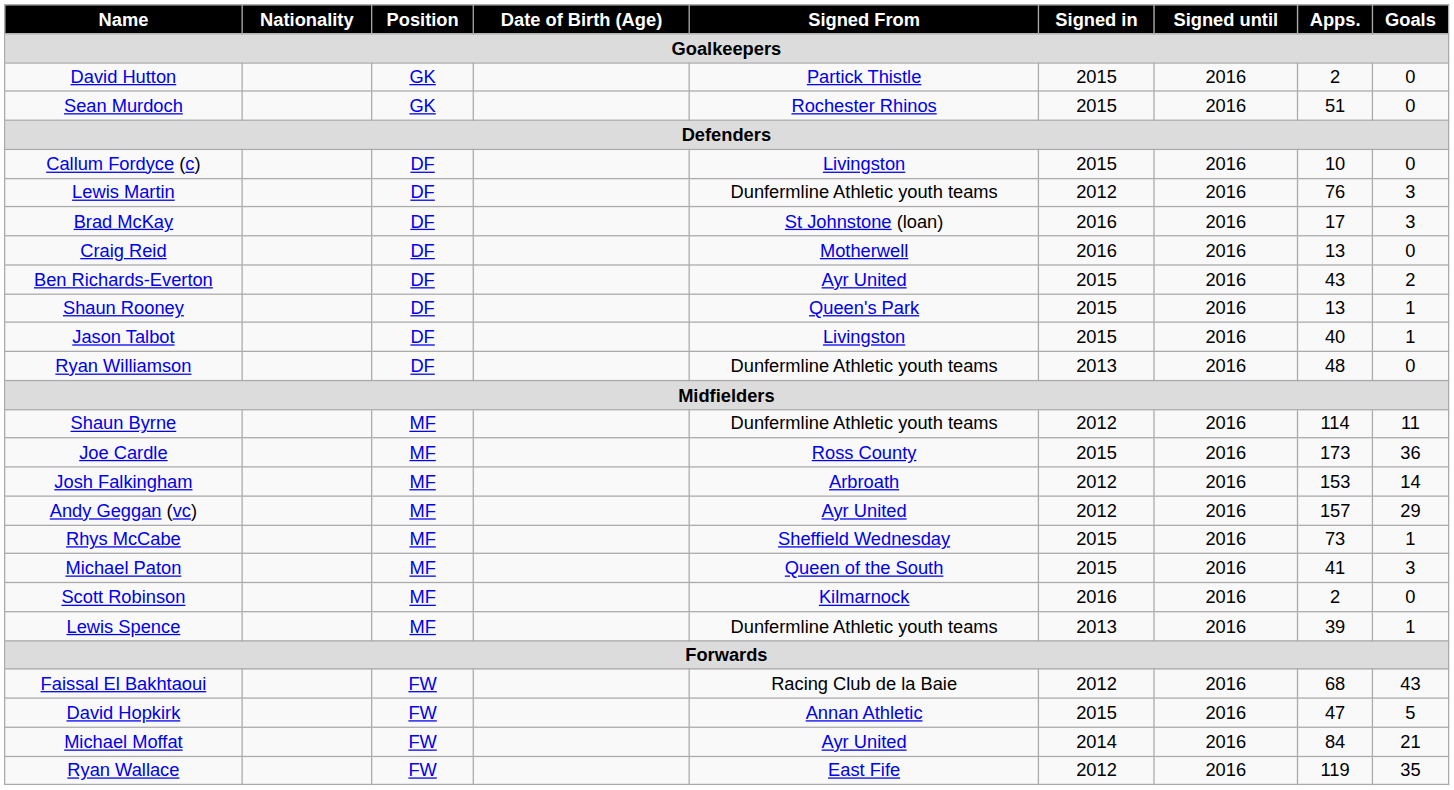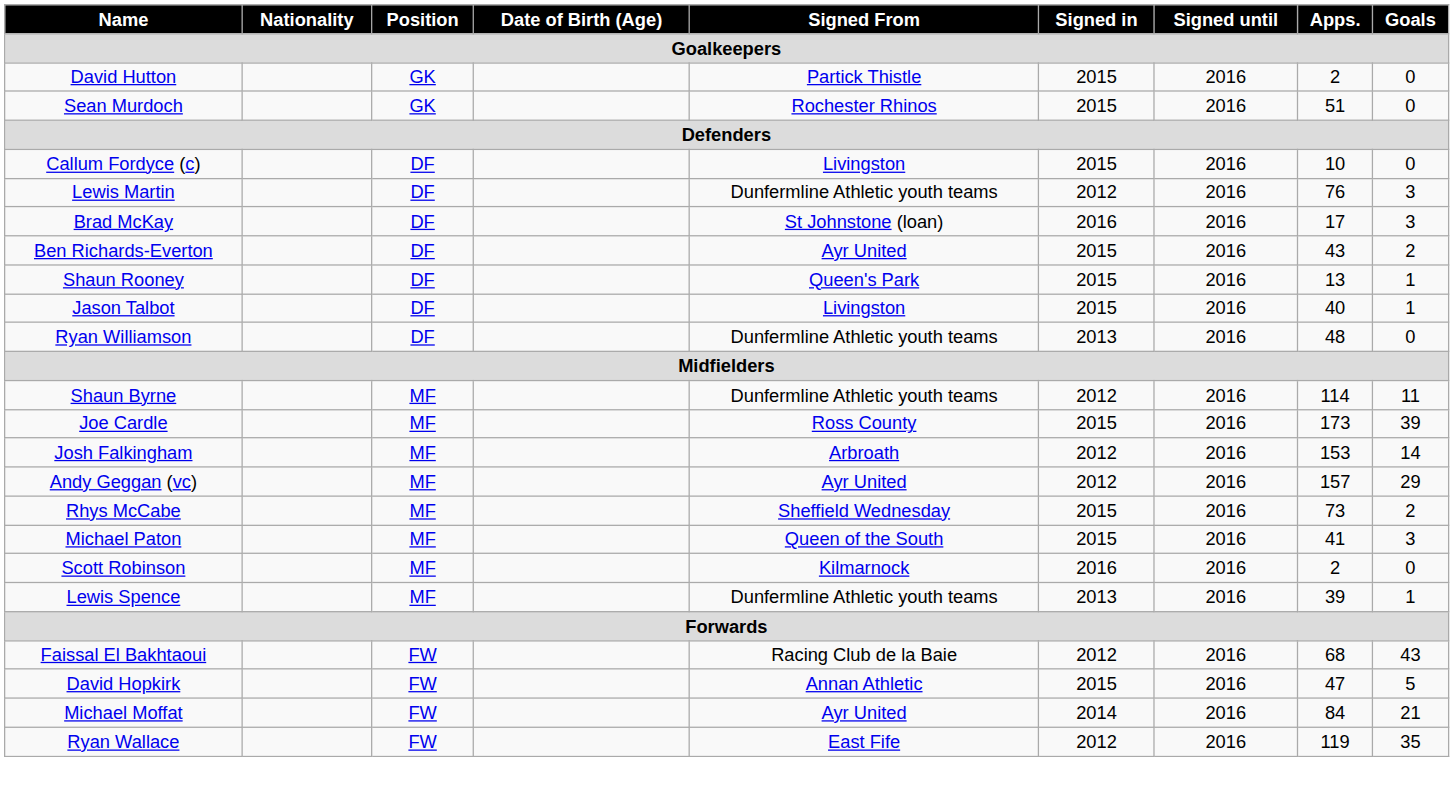- row: (123, 251)
(1410, 453) 36 -> (1410, 424) 39
(1410, 540) 1 -> (1410, 511) 2
